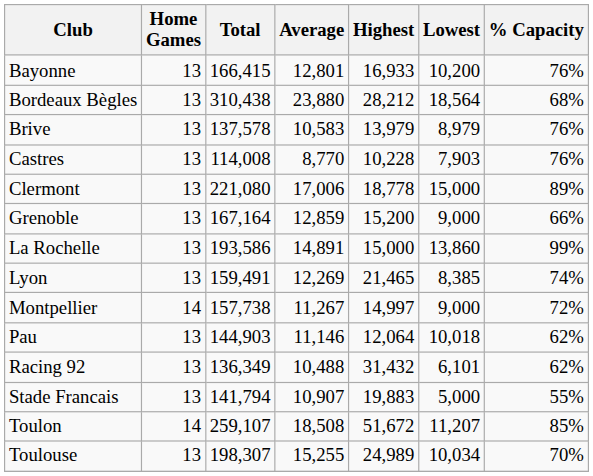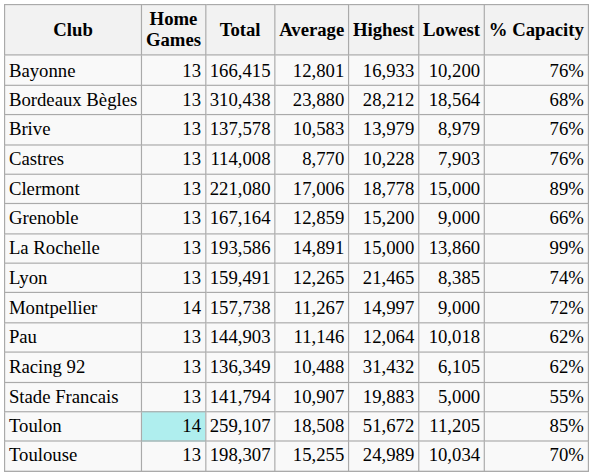(319, 277) 12,269 -> (319, 277) 12,265
(459, 366) 6,101 -> (459, 366) 6,105
(192, 426) no background -> (192, 426) paleturquoise background
(455, 426) 11,207 -> (455, 426) 11,205
